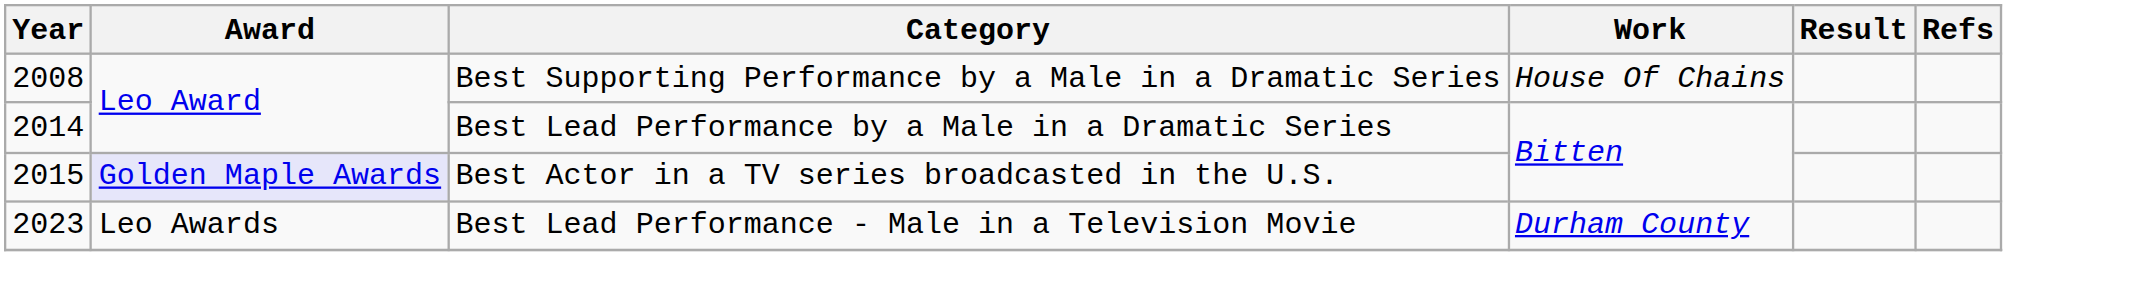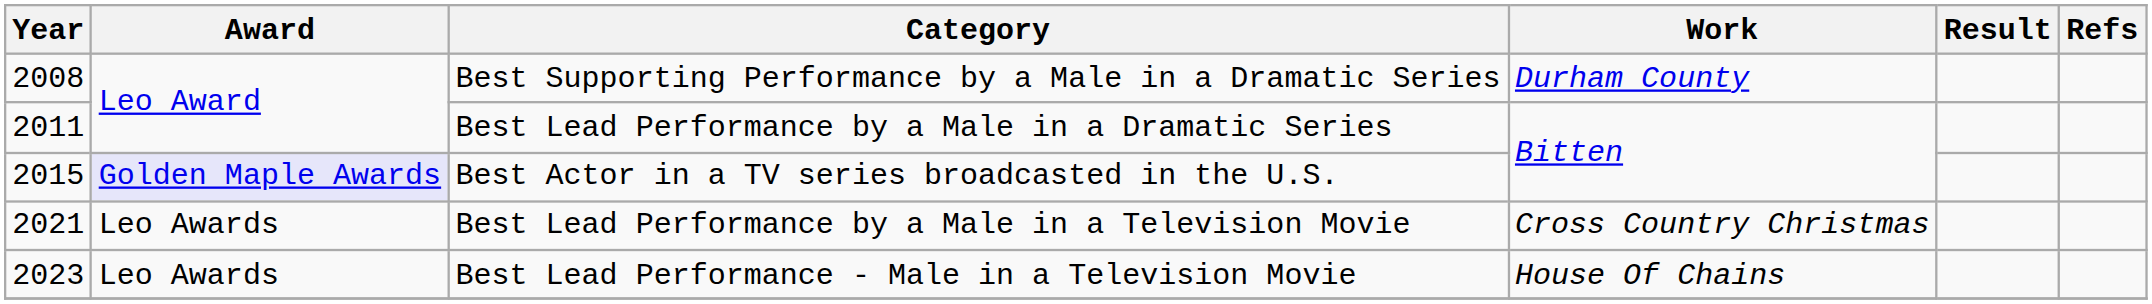(1650, 79) House Of Chains -> (1632, 79) Durham County
(48, 128) 2014 -> (48, 128) 2011
+ row: (933, 225)
(1632, 225) Durham County -> (1650, 274) House Of Chains
